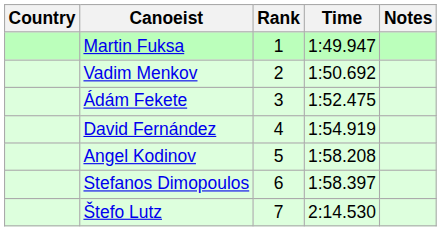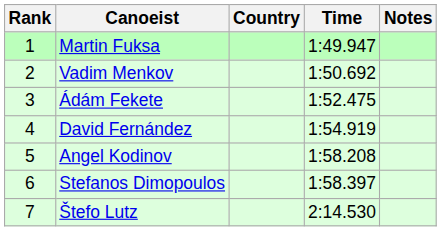columns swapped: (279, 18) <-> (42, 18)
